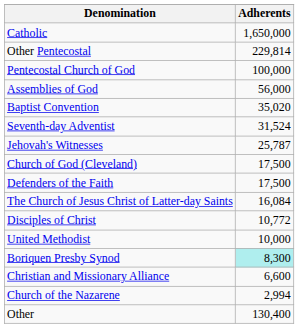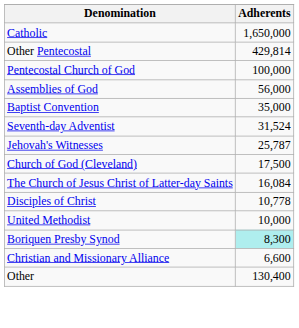(271, 51) 229,814 -> (271, 51) 429,814
(274, 107) 35,020 -> (274, 107) 35,000
- row: (60, 182)
(274, 220) 10,772 -> (274, 201) 10,778
- row: (63, 295)
